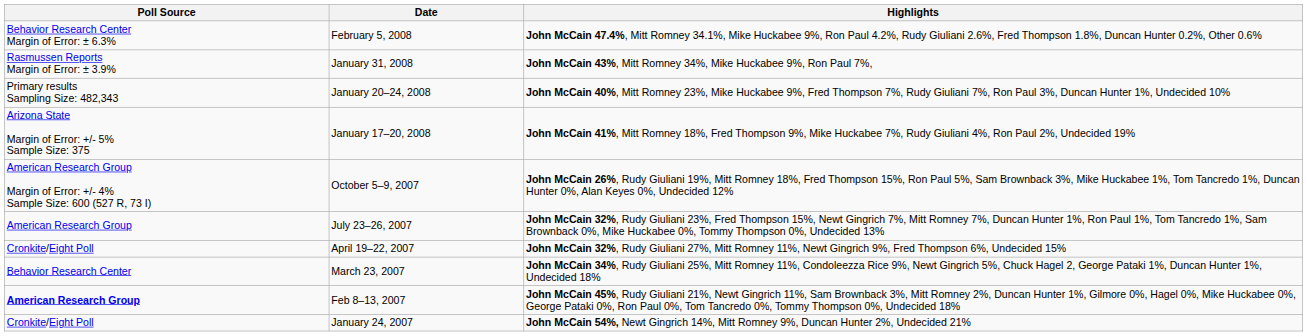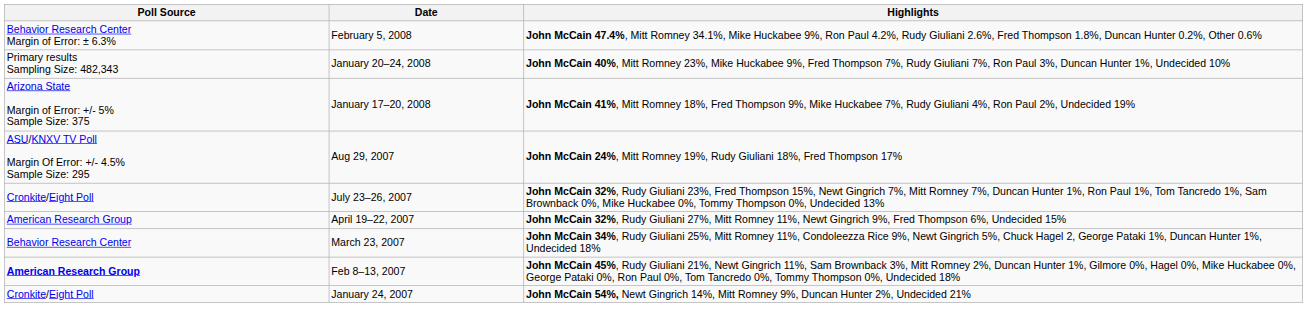- row: (372, 64)
- row: (375, 185)
+ row: (363, 157)
(69, 226) American Research Group -> (50, 197) Cronkite/Eight Poll
(50, 248) Cronkite/Eight Poll -> (69, 220) American Research Group
